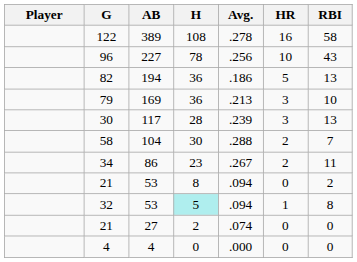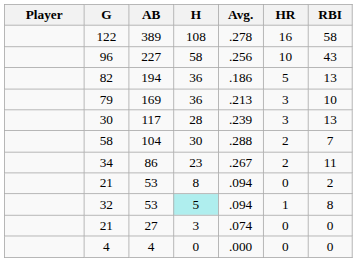(196, 57) 78 -> (196, 57) 58
(196, 225) 2 -> (196, 225) 3
